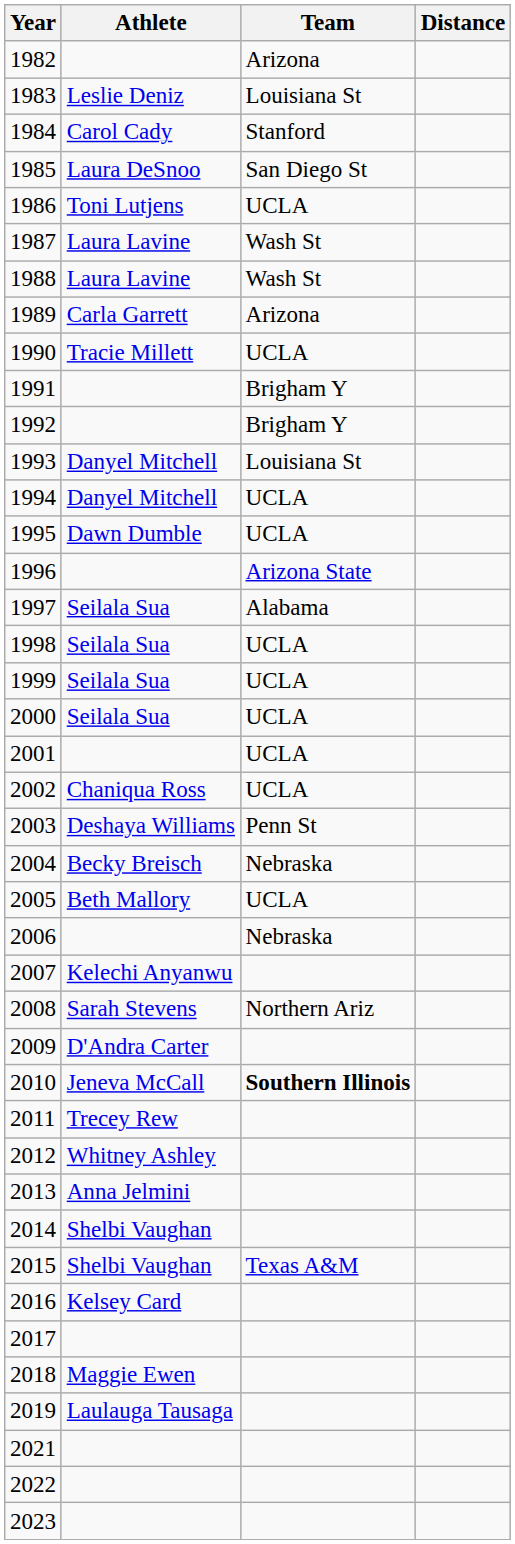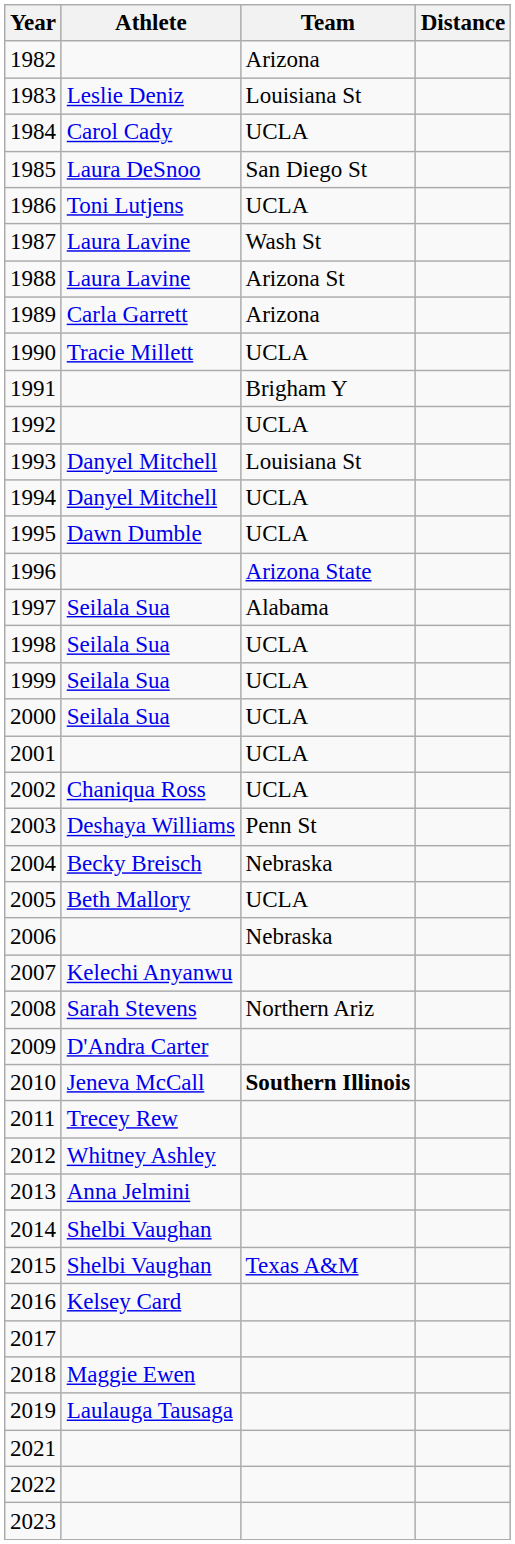(285, 132) Stanford -> (277, 132) UCLA
(283, 278) Wash St -> (295, 278) Arizona St
(297, 424) Brigham Y -> (277, 424) UCLA
